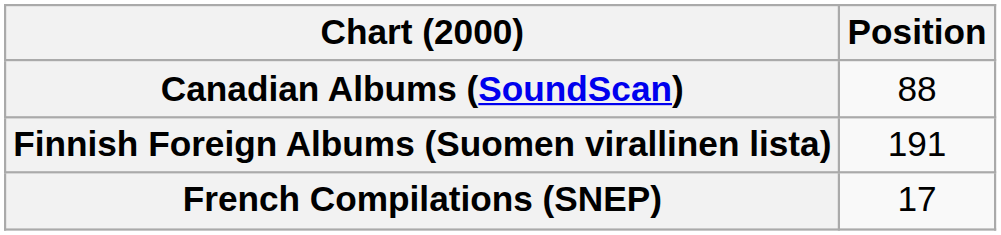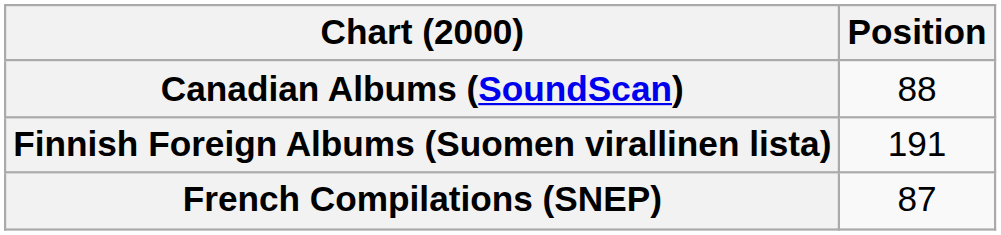(917, 199) 17 -> (917, 199) 87
